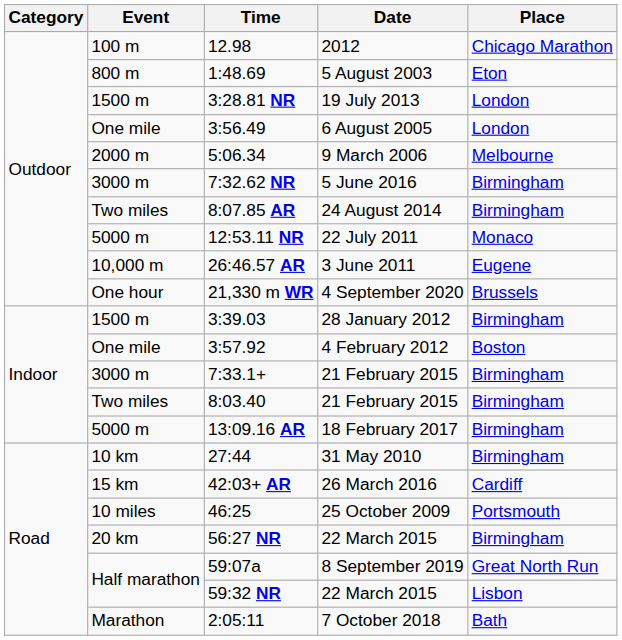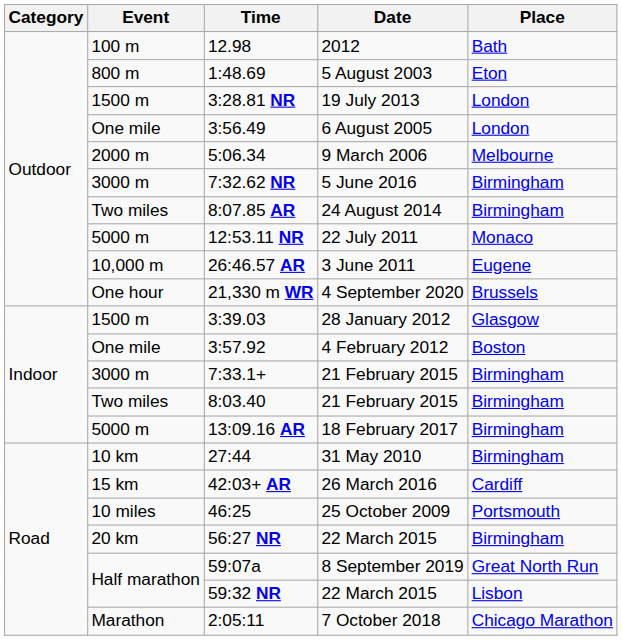(542, 45) Chicago Marathon -> (489, 45) Bath
(518, 319) Birmingham -> (505, 319) Glasgow
(489, 621) Bath -> (542, 621) Chicago Marathon
